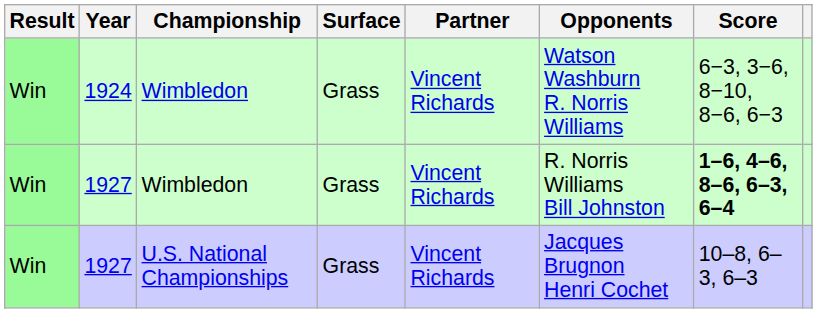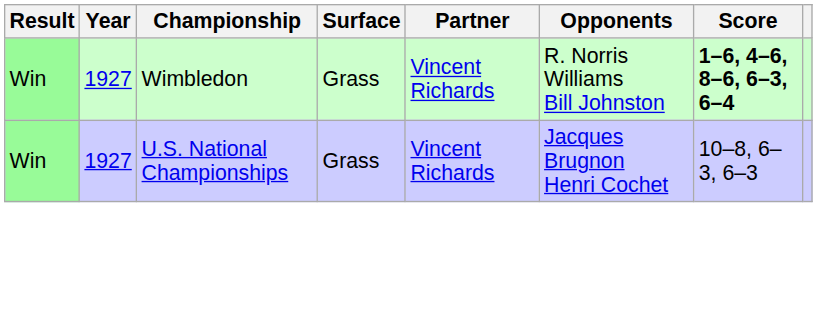- row: (108, 91)
